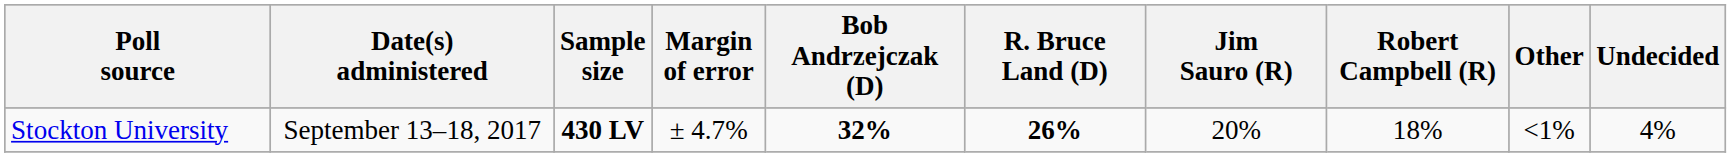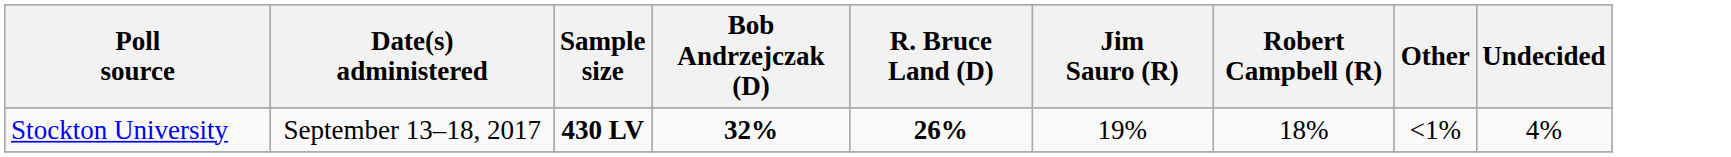- column: (709, 56)
(1236, 129) 20% -> (1122, 129) 19%
